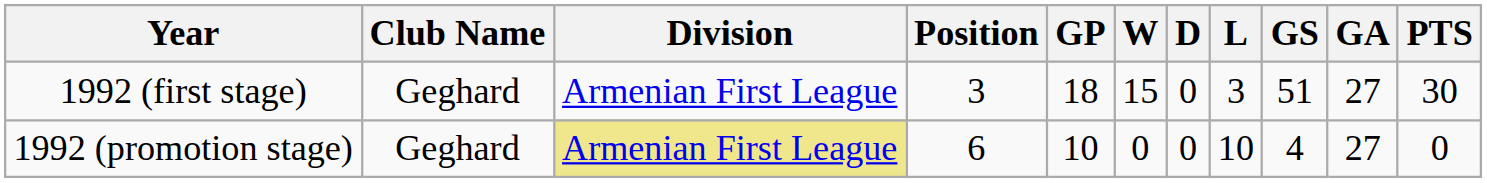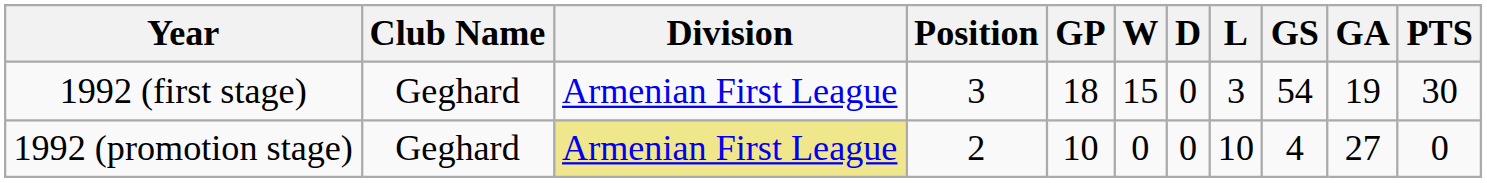(1295, 90) 51 -> (1295, 90) 54
(1363, 90) 27 -> (1363, 90) 19
(976, 147) 6 -> (976, 147) 2
